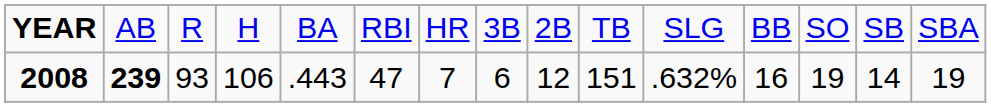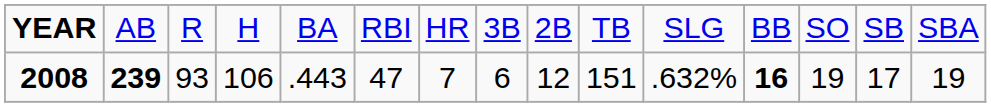(771, 76) normal -> (771, 76) bold
(884, 76) 14 -> (884, 76) 17
